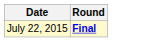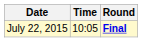+ column: (85, 12)
